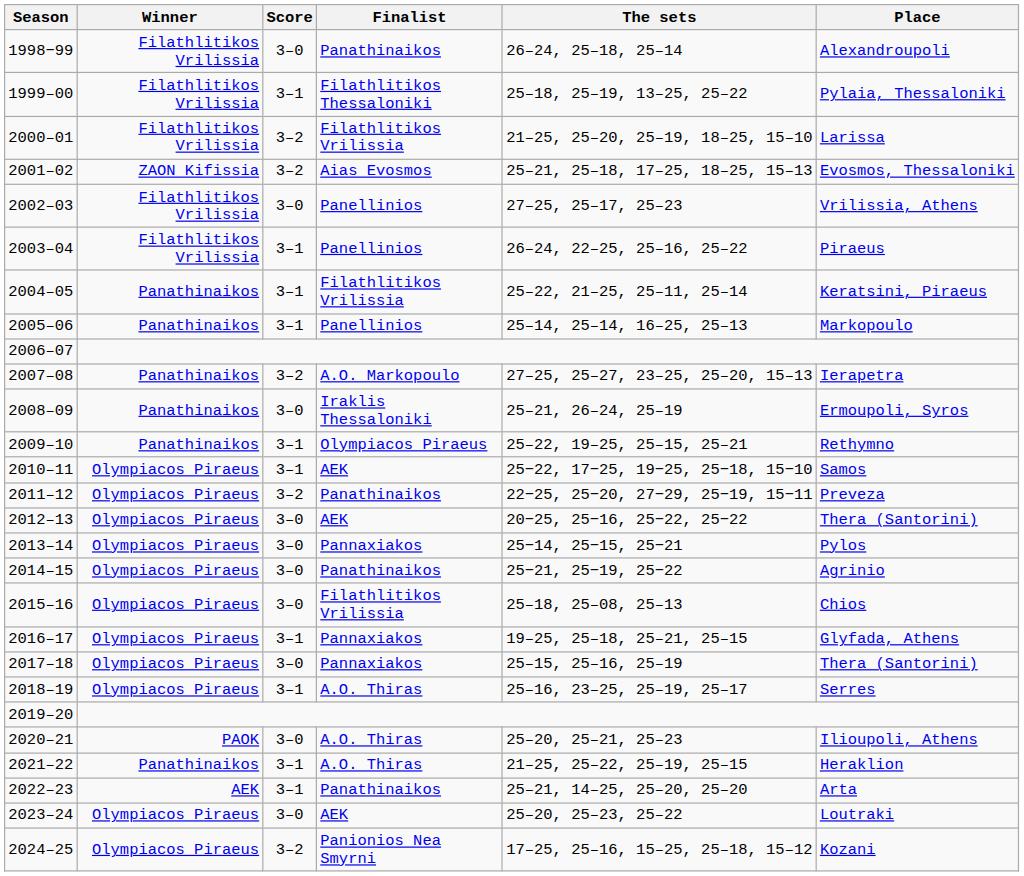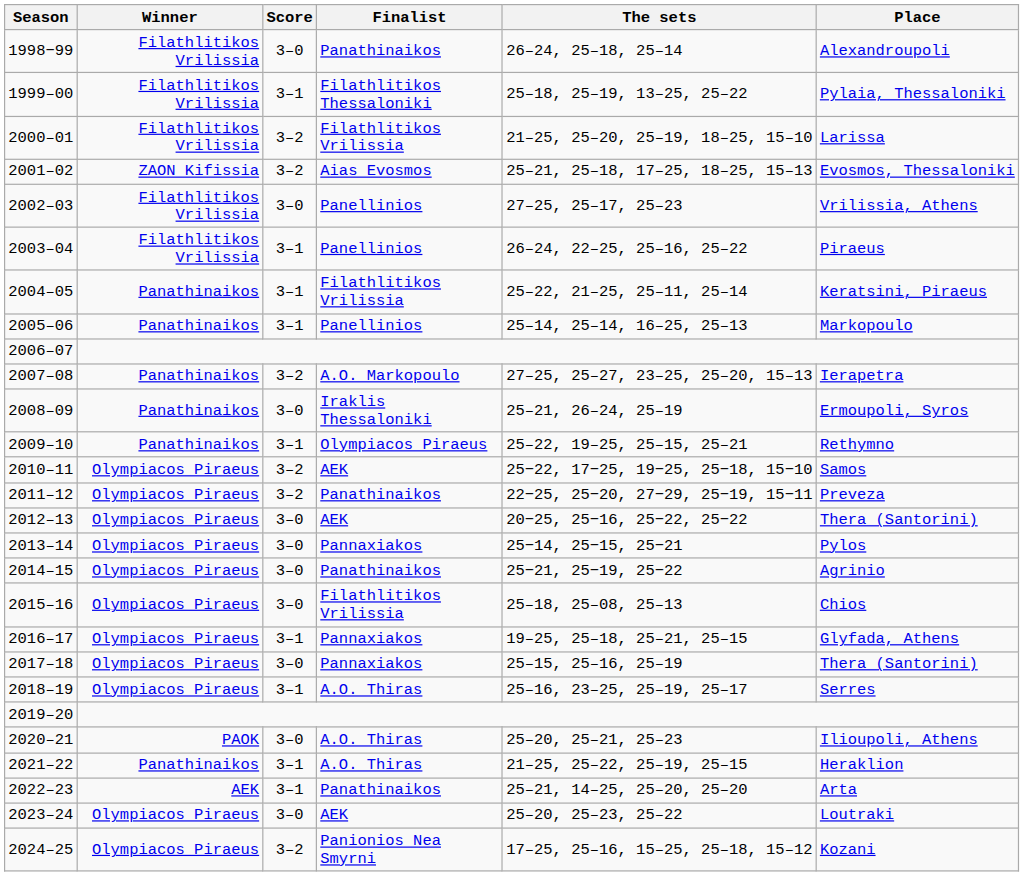(290, 470) 3–1 -> (290, 470) 3–2
